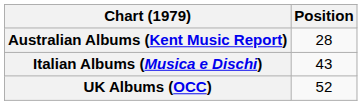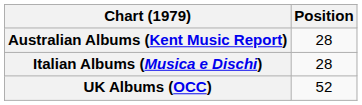(324, 64) 43 -> (324, 64) 28
